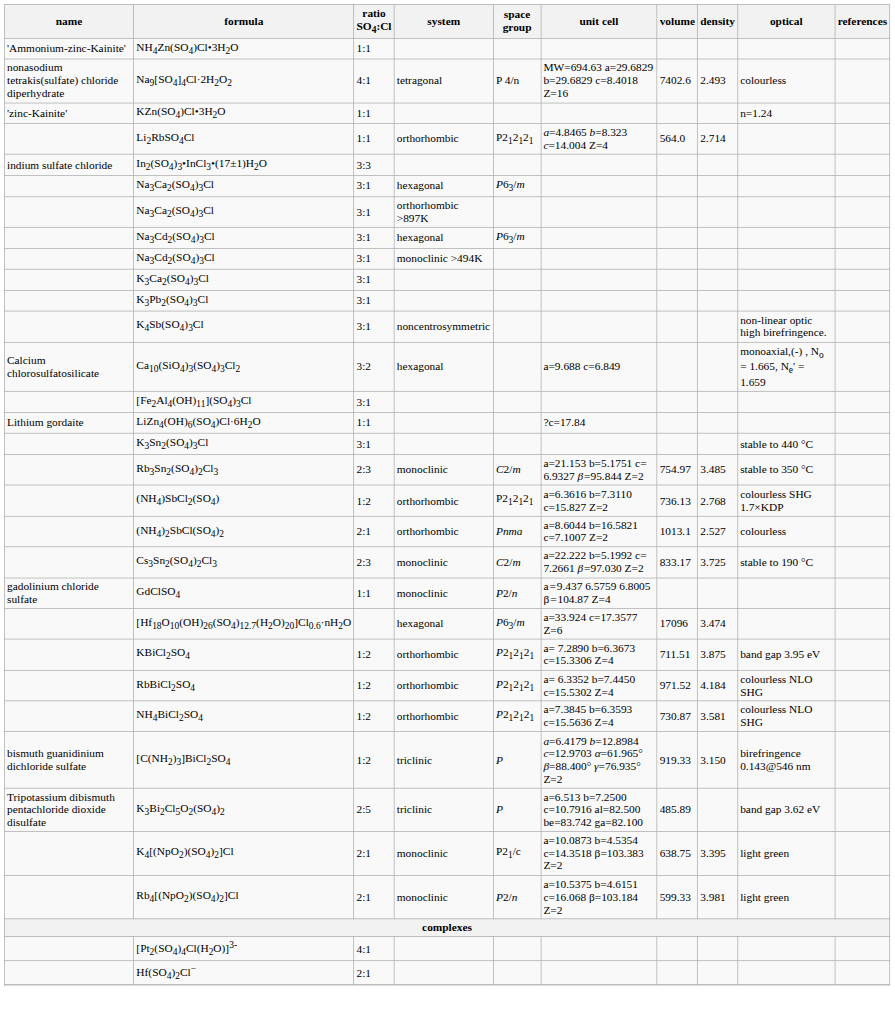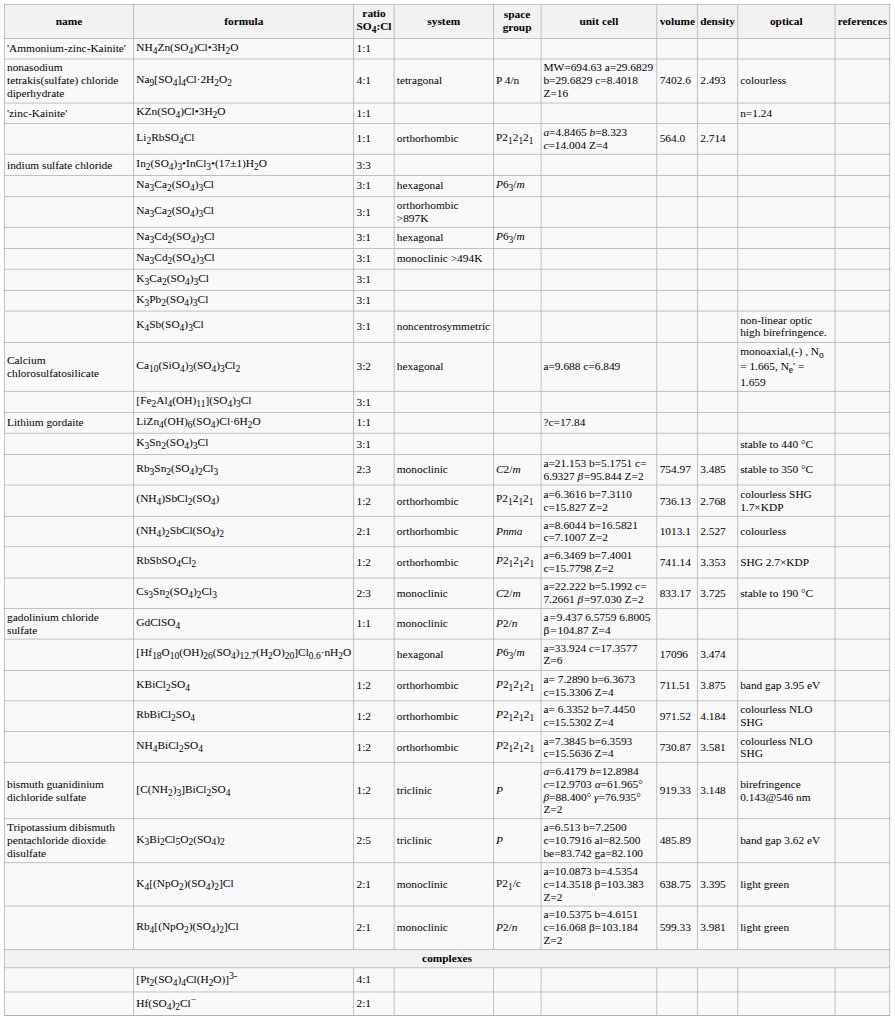+ row: (166, 562)
(713, 759) 3.150 -> (713, 790) 3.148
